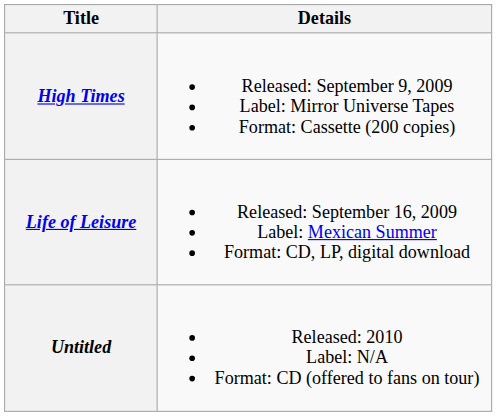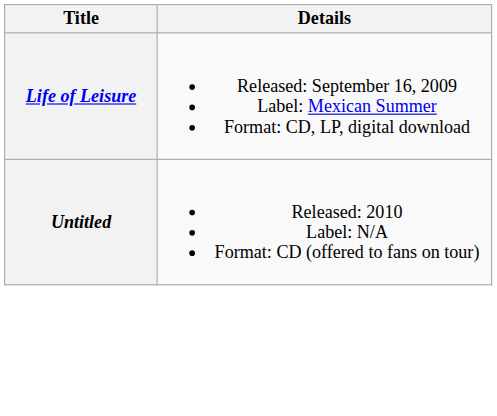- row: (81, 96)
